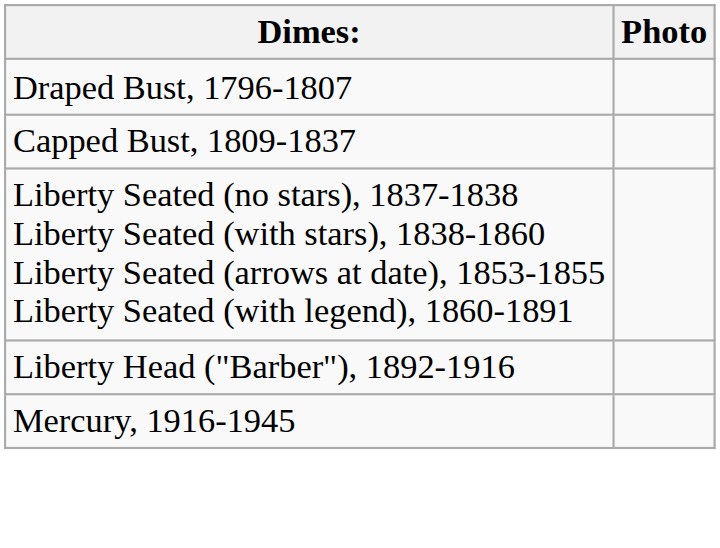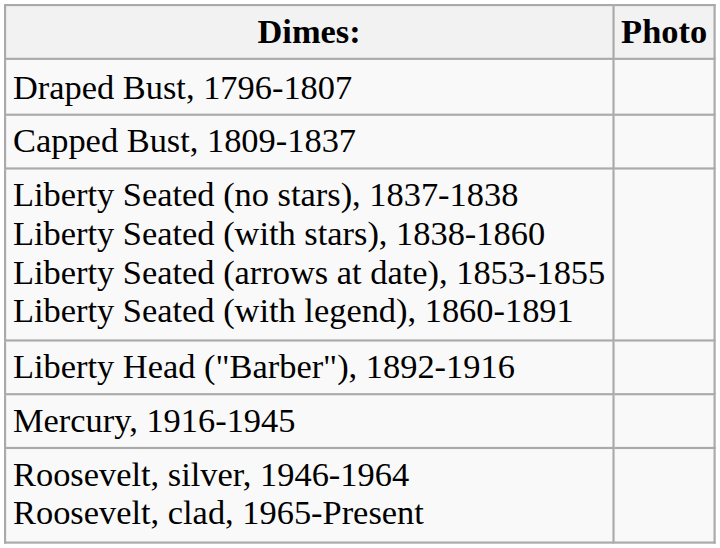+ row: (218, 494)
